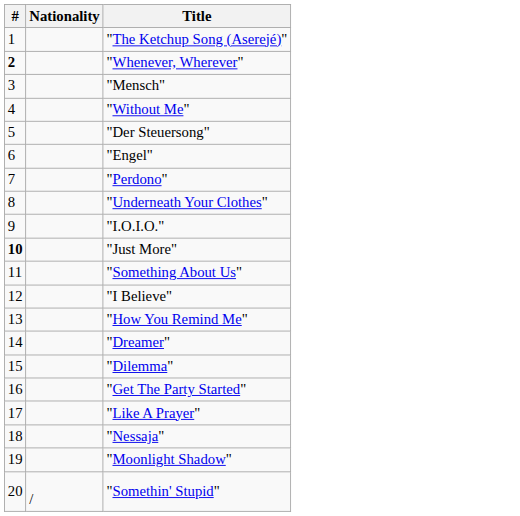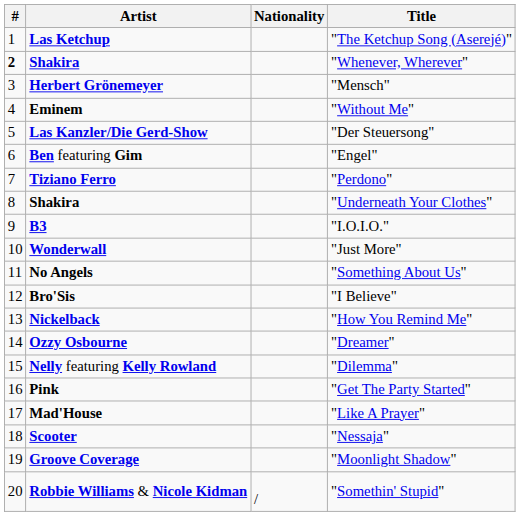+ column: (138, 16)
(15, 249) bold -> (15, 249) normal
